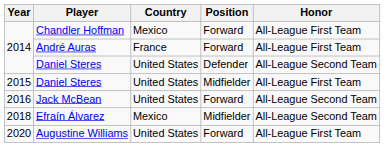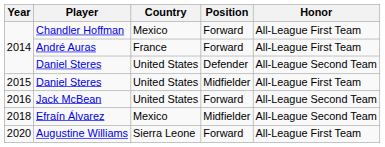(166, 133) United States -> (164, 133) Sierra Leone
